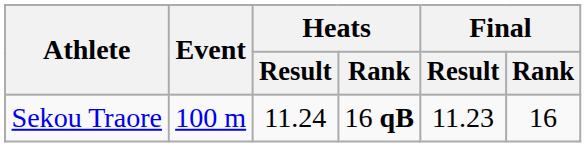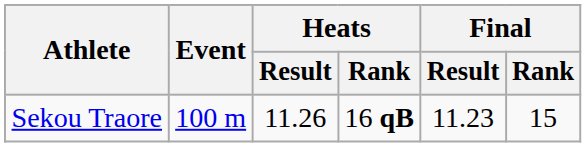(295, 118) 11.24 -> (295, 118) 11.26
(543, 118) 16 -> (543, 118) 15
